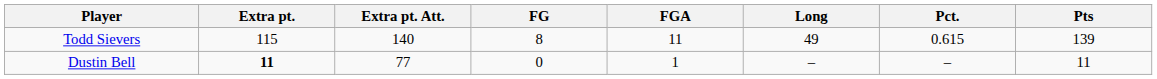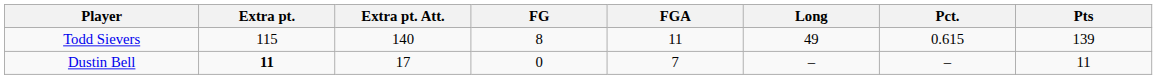(403, 62) 77 -> (403, 62) 17
(675, 62) 1 -> (675, 62) 7
